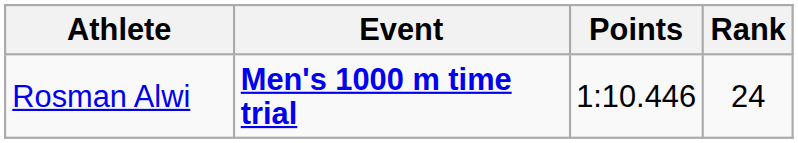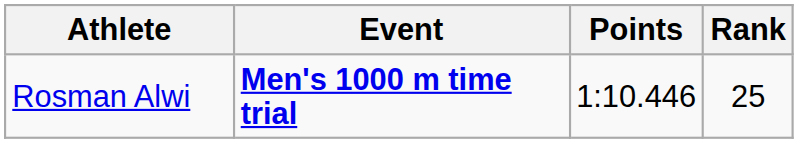(748, 96) 24 -> (748, 96) 25
